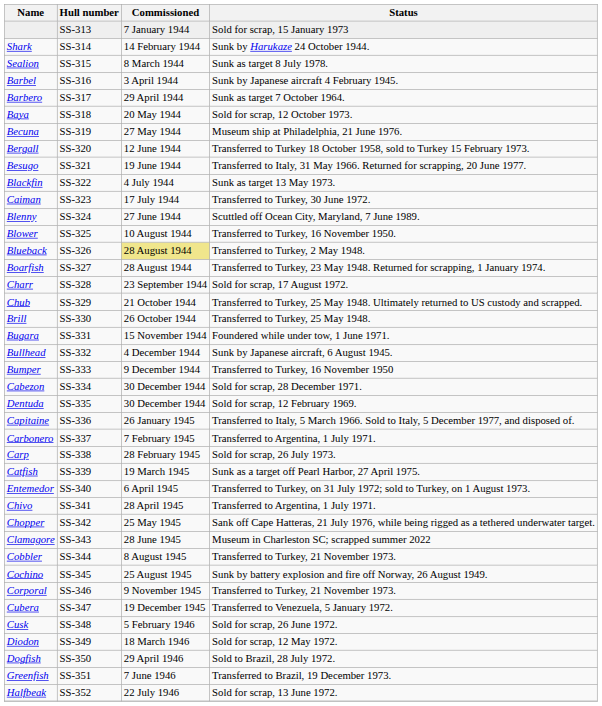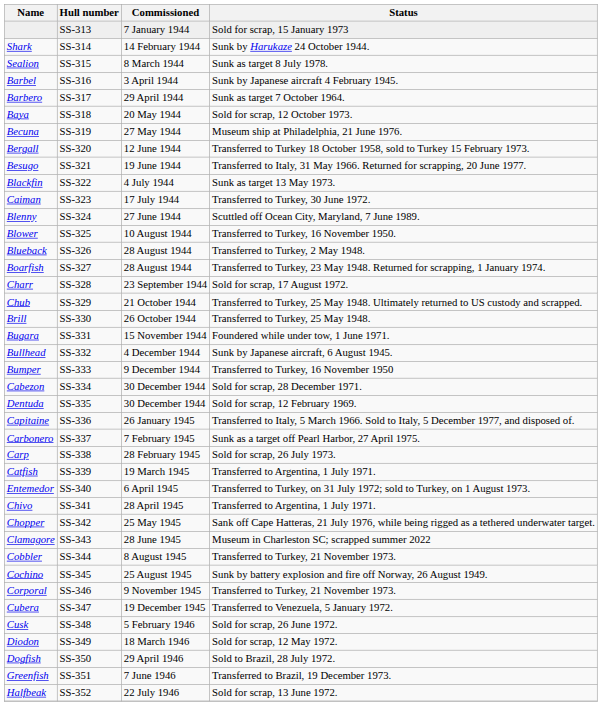(158, 251) khaki background -> (158, 251) no background
(294, 438) Transferred to Argentina, 1 July 1971. -> (316, 438) Sunk as a target off Pearl Harbor, 27 April 1975.
(316, 472) Sunk as a target off Pearl Harbor, 27 April 1975. -> (294, 472) Transferred to Argentina, 1 July 1971.
